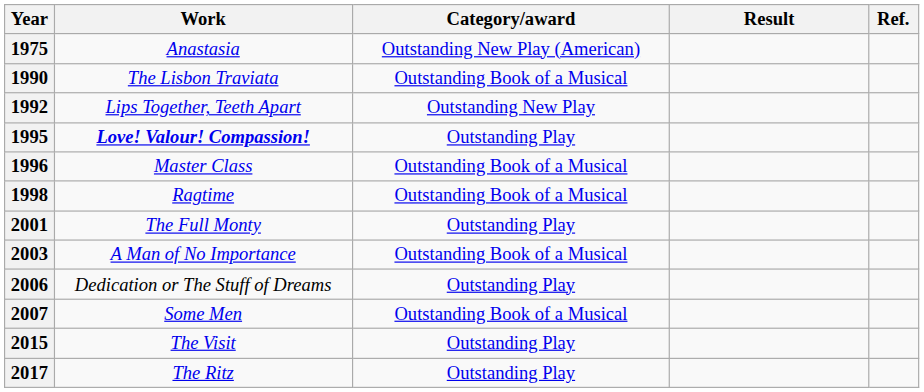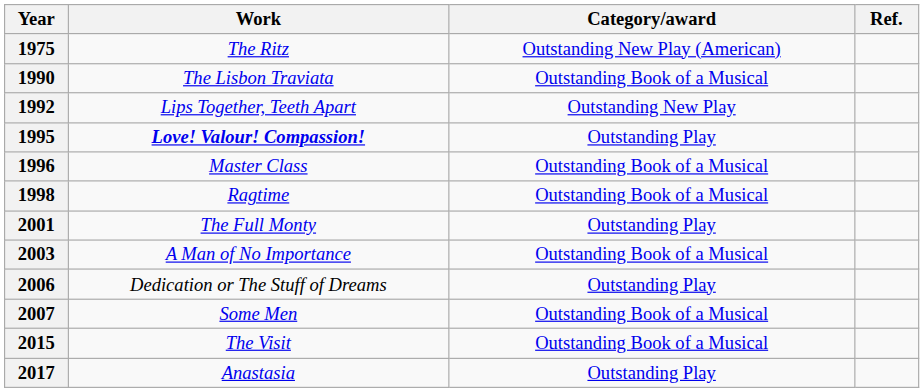- column: (769, 19)
(203, 48) Anastasia -> (258, 48) The Ritz
(511, 343) Outstanding Play -> (652, 343) Outstanding Book of a Musical
(203, 372) The Ritz -> (258, 372) Anastasia
